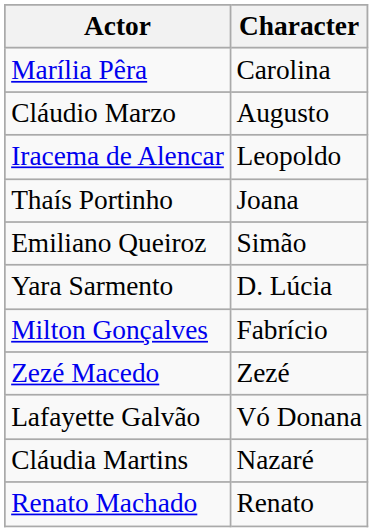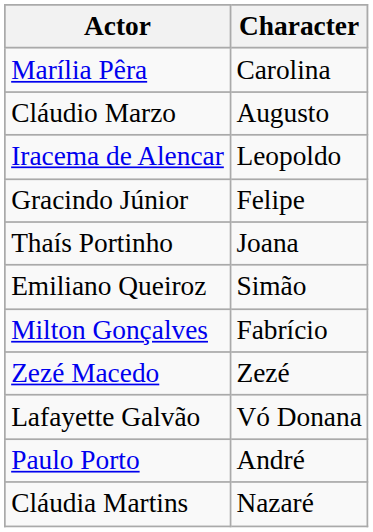+ row: (100, 199)
- row: (92, 286)
+ row: (75, 460)
- row: (104, 503)
